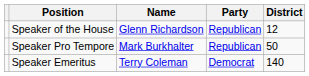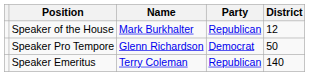(161, 29) Glenn Richardson -> (156, 29) Mark Burkhalter
(156, 46) Mark Burkhalter -> (161, 46) Glenn Richardson
(235, 46) Republican -> (231, 46) Democrat
(231, 63) Democrat -> (235, 63) Republican
